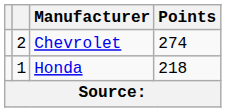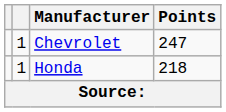(21, 43) 2 -> (21, 43) 1
(173, 43) 274 -> (173, 43) 247
